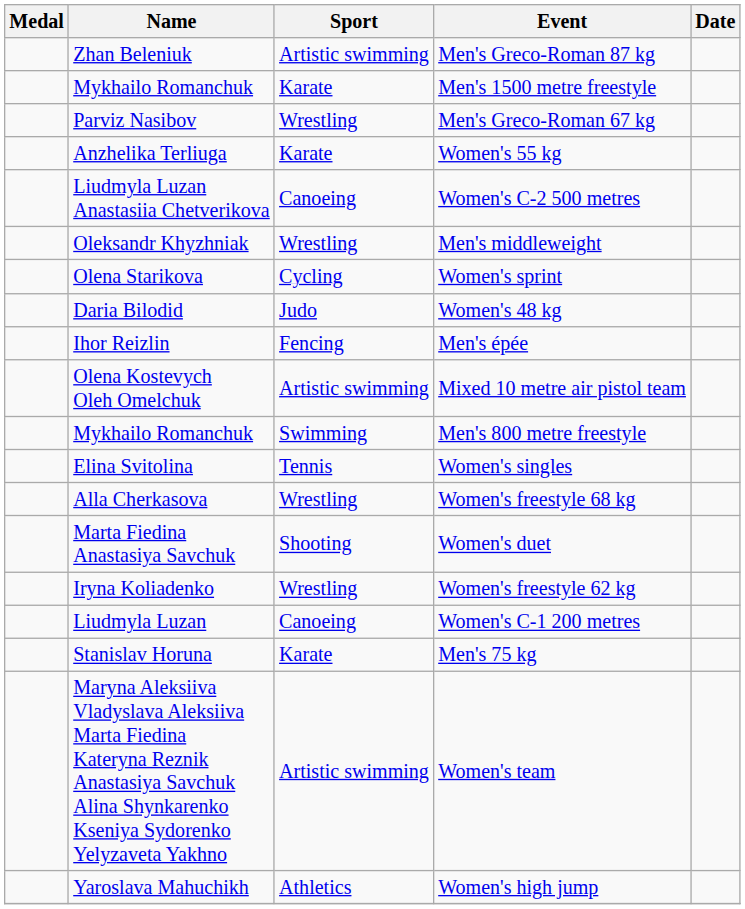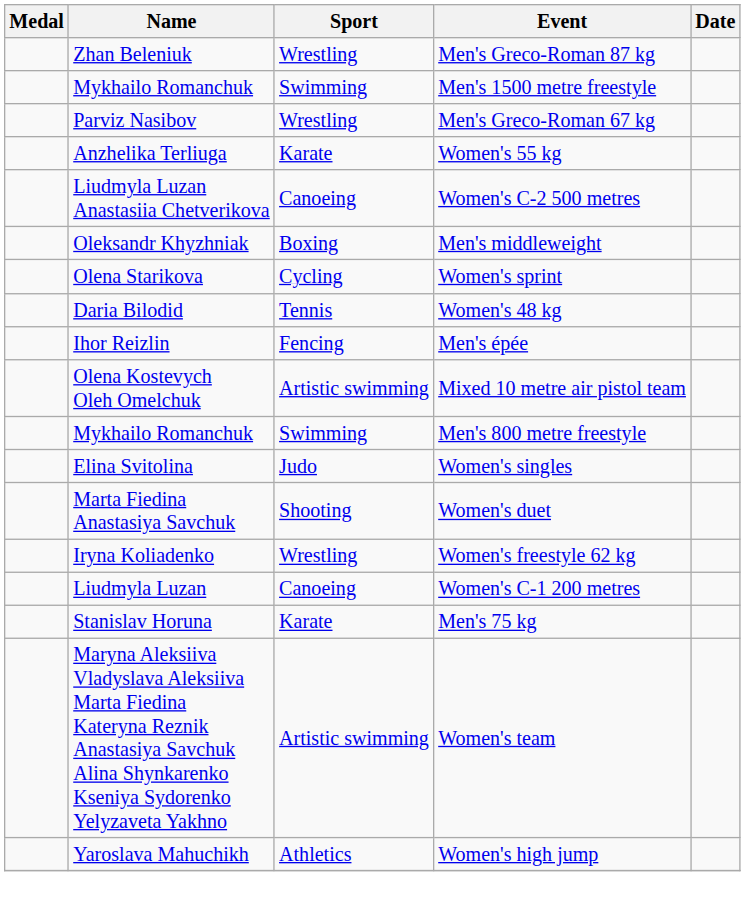(354, 54) Artistic swimming -> (318, 54) Wrestling
(306, 87) Karate -> (323, 87) Swimming
(318, 243) Wrestling -> (309, 243) Boxing
(298, 309) Judo -> (306, 309) Tennis
(306, 465) Tennis -> (298, 465) Judo
- row: (537, 498)
